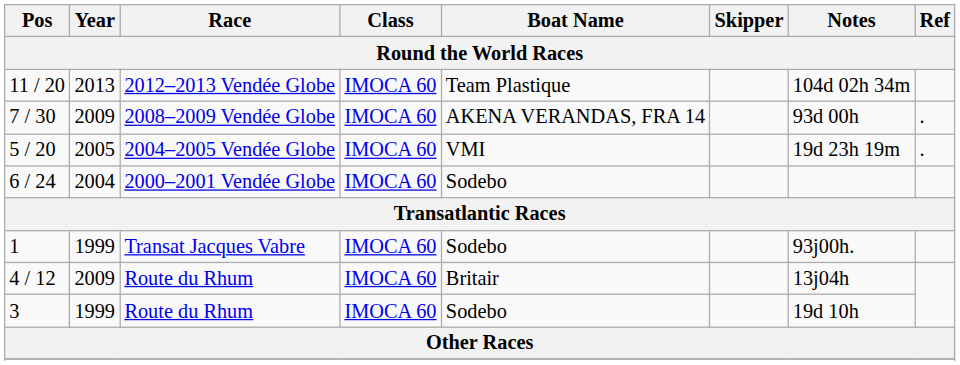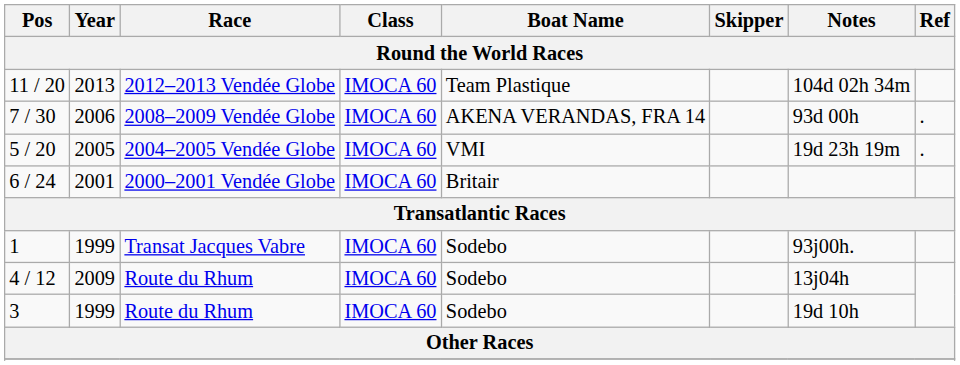(95, 117) 2009 -> (95, 117) 2006
(95, 181) 2004 -> (95, 181) 2001
(476, 181) Sodebo -> (472, 181) Britair
(472, 278) Britair -> (476, 278) Sodebo
